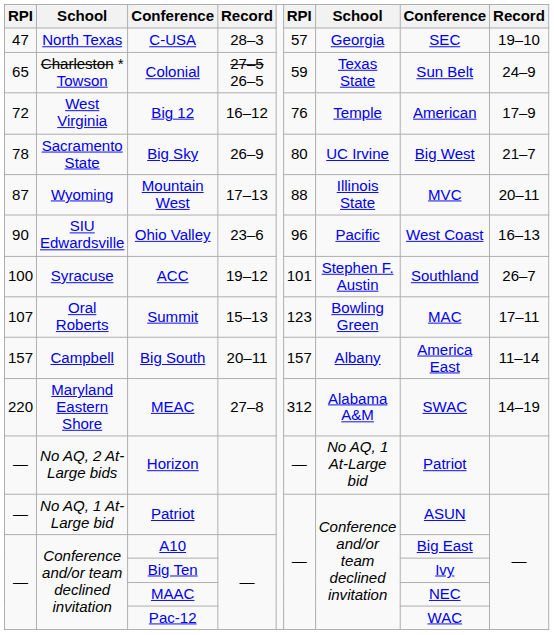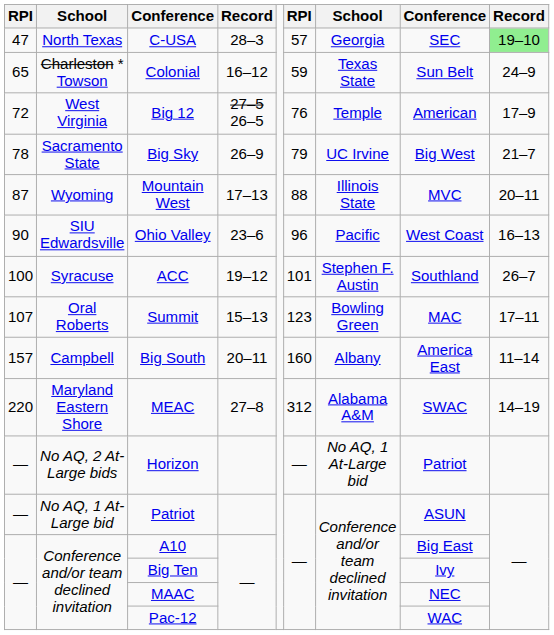(519, 40) no background -> (519, 40) lightgreen background
(247, 72) 27–5 26–5 -> (247, 72) 16–12
(247, 113) 16–12 -> (247, 113) 27–5 26–5
(299, 154) 80 -> (299, 154) 79
(299, 357) 157 -> (299, 357) 160
